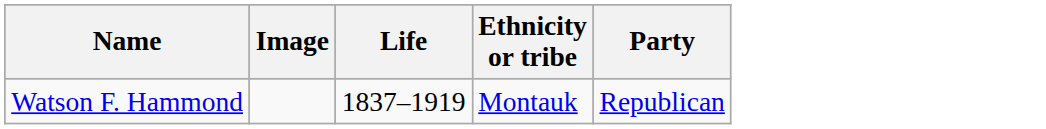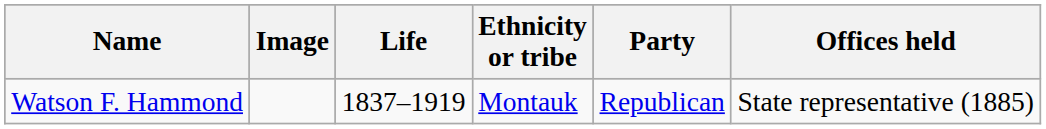+ column: (886, 41)
